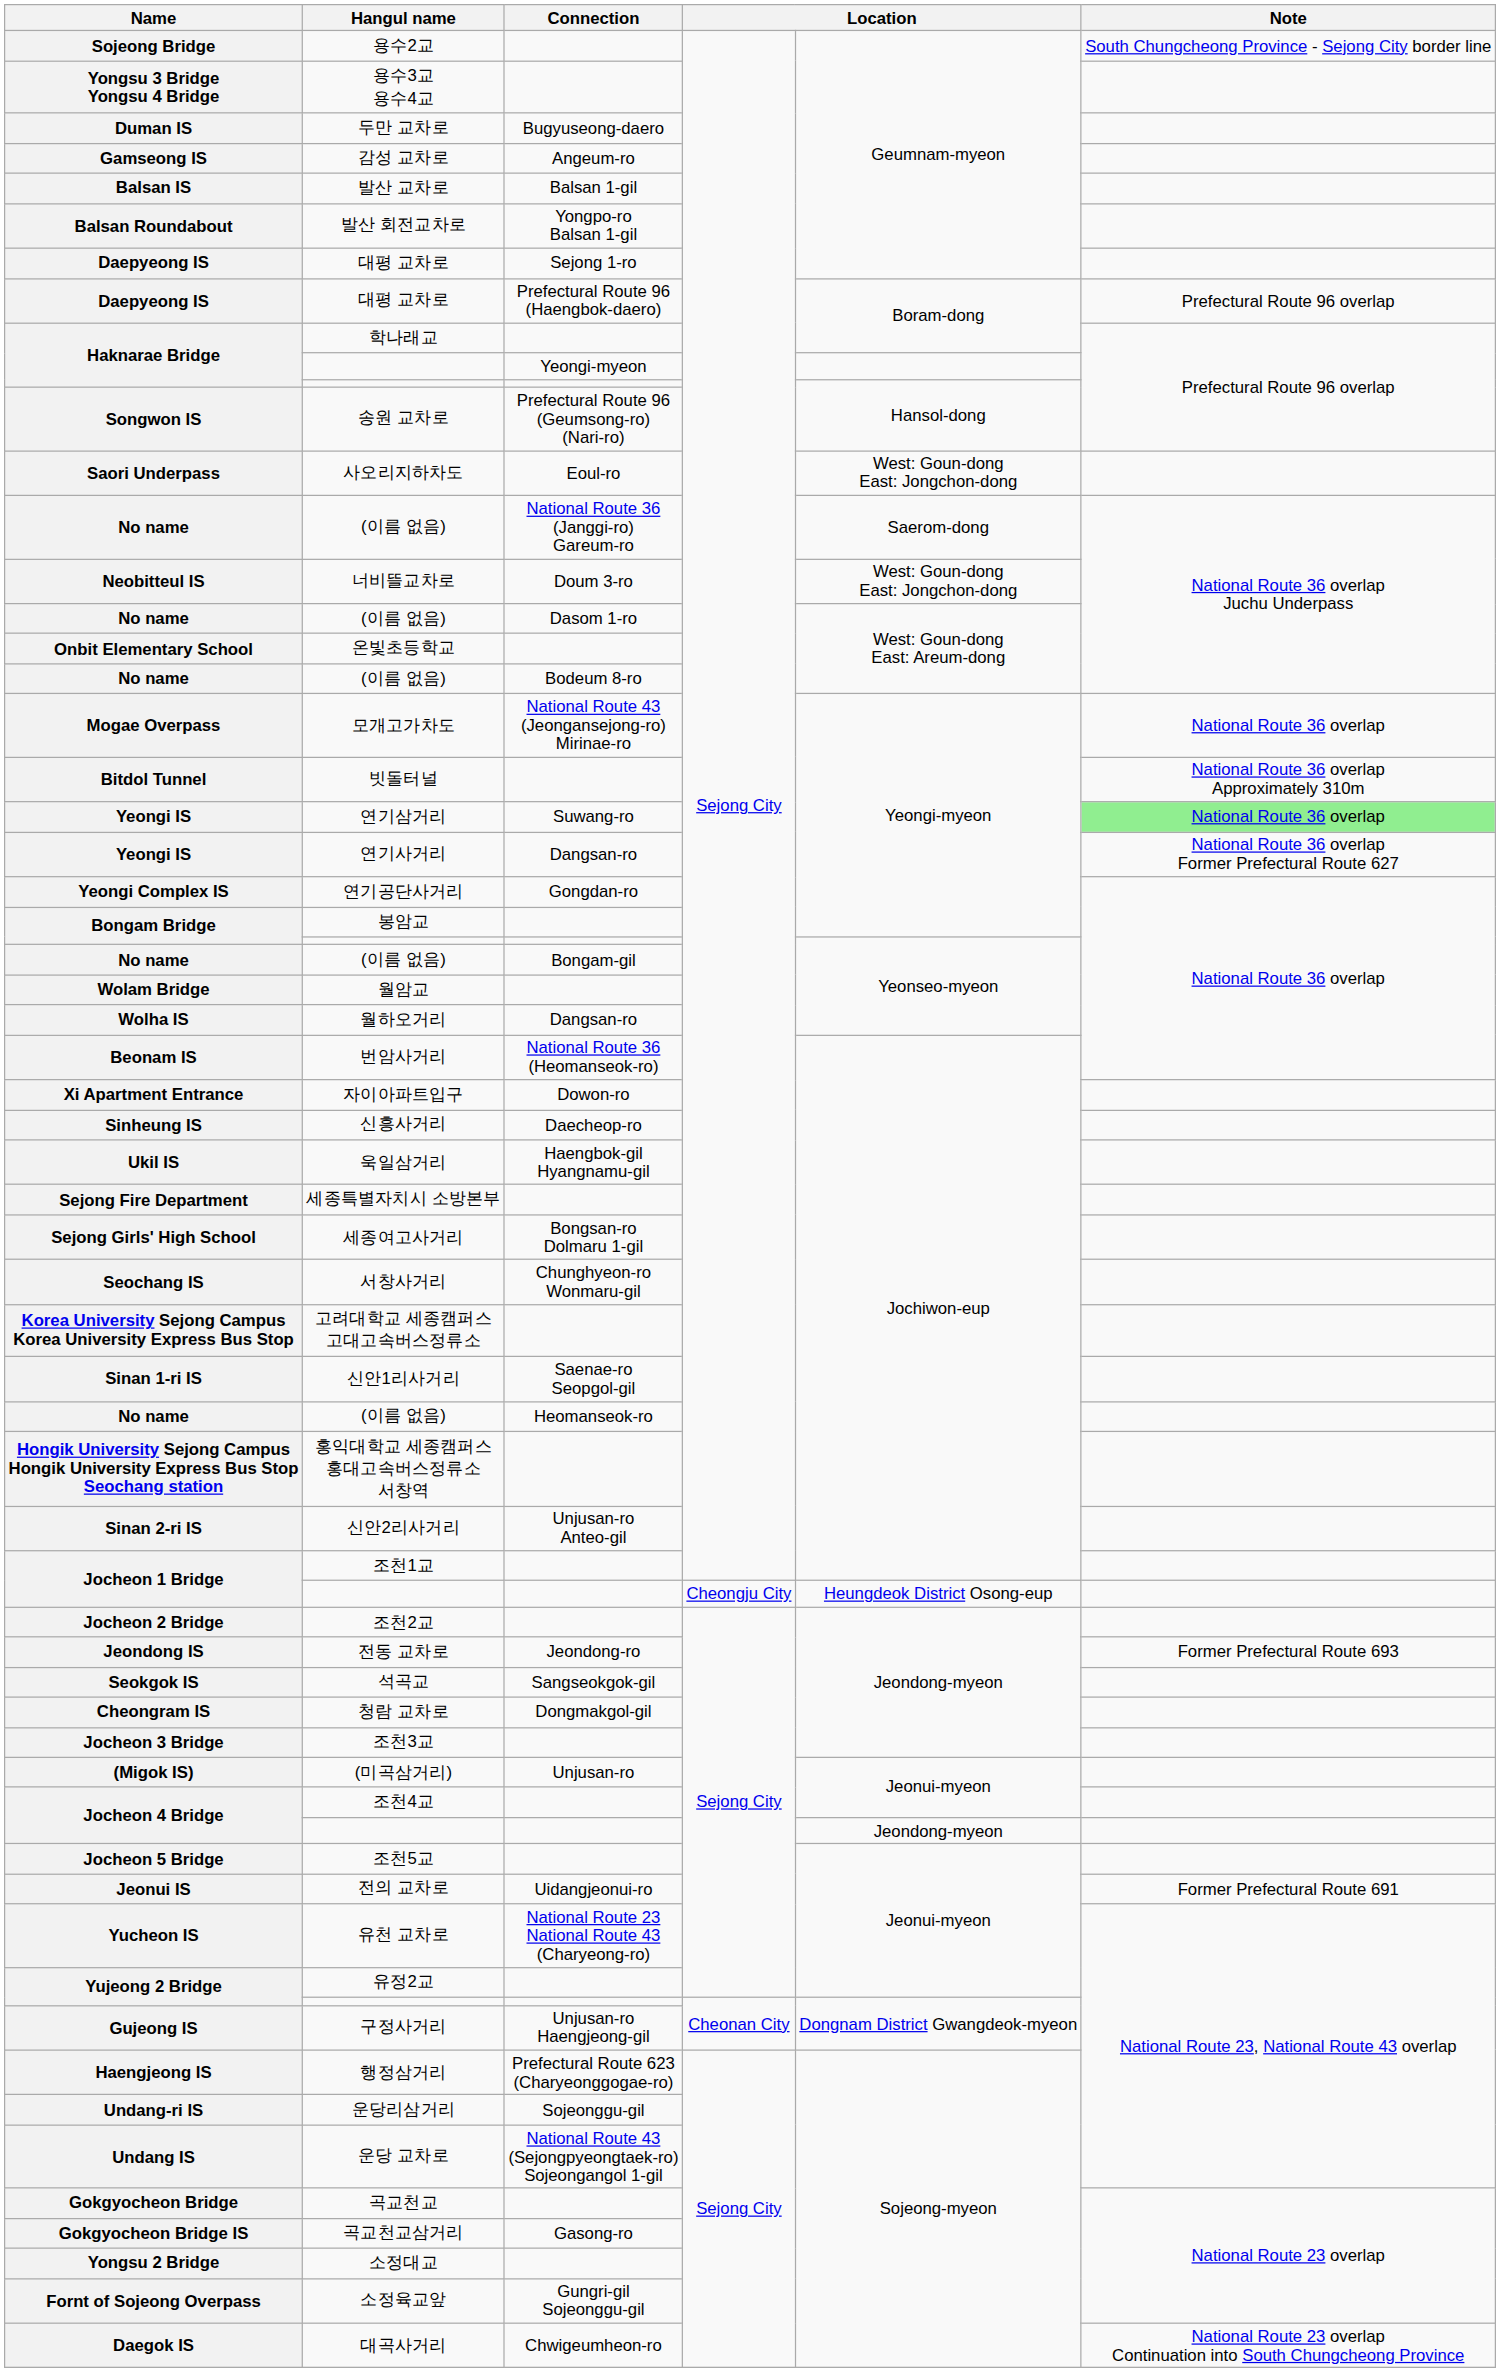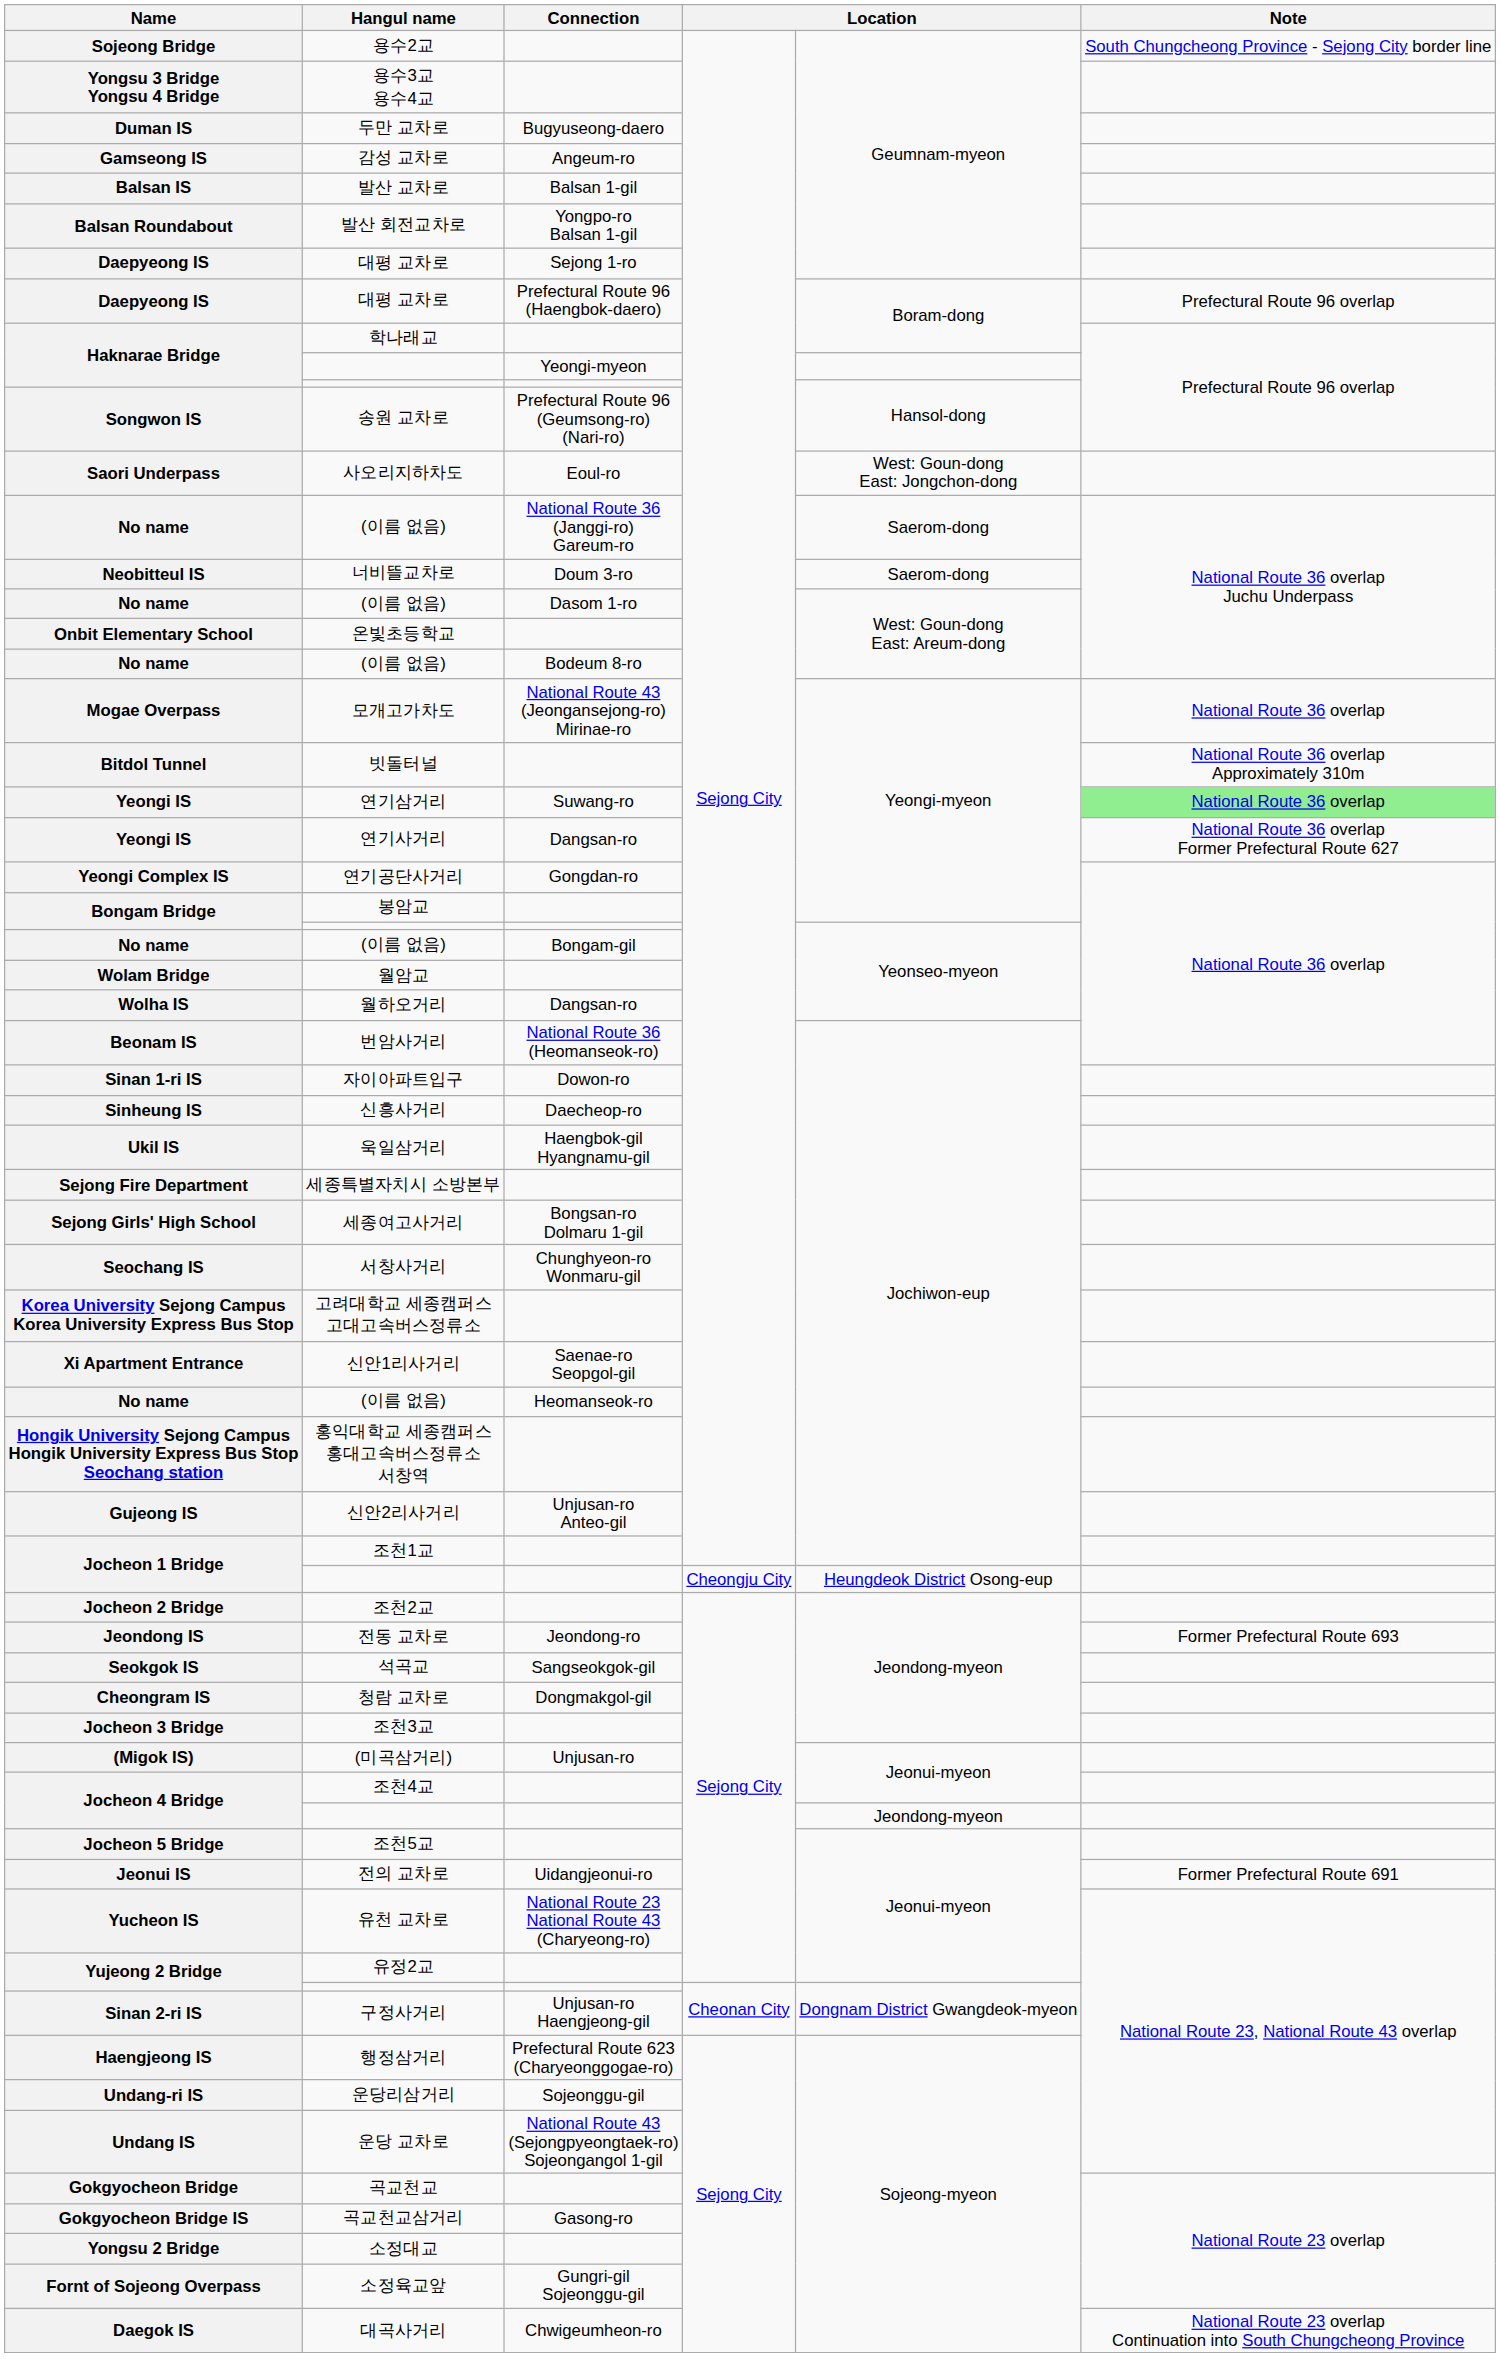(938, 581) West: Goun-dong East: Jongchon-dong -> (938, 573) Saerom-dong
(154, 1094) Xi Apartment Entrance -> (154, 1080) Sinan 1-ri IS
(154, 1379) Sinan 1-ri IS -> (154, 1364) Xi Apartment Entrance
(154, 1528) Sinan 2-ri IS -> (154, 1513) Gujeong IS
(154, 2027) Gujeong IS -> (154, 2012) Sinan 2-ri IS
